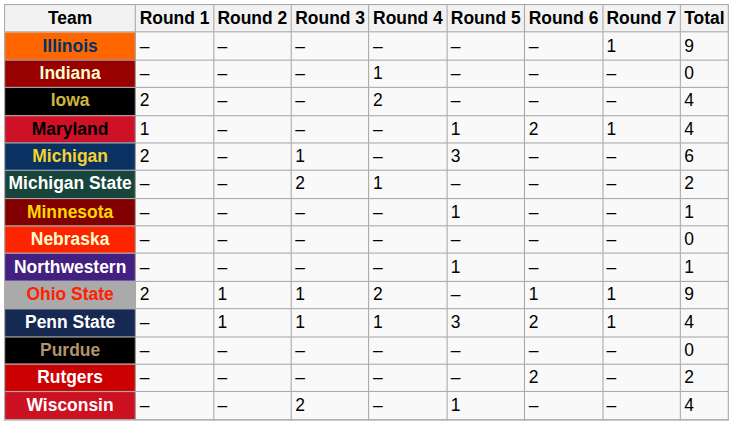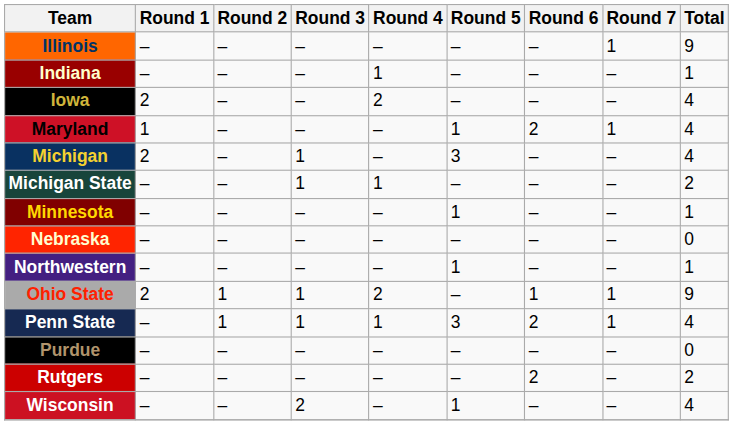(689, 73) 0 -> (689, 73) 1
(689, 156) 6 -> (689, 156) 4
(300, 184) 2 -> (300, 184) 1
